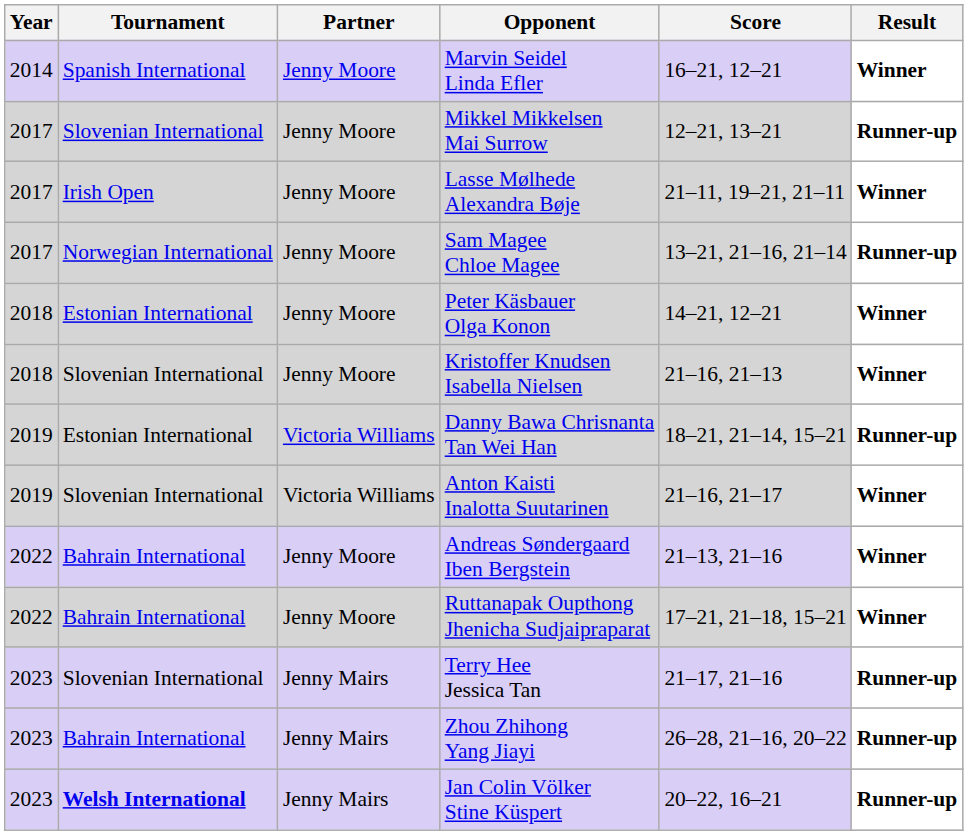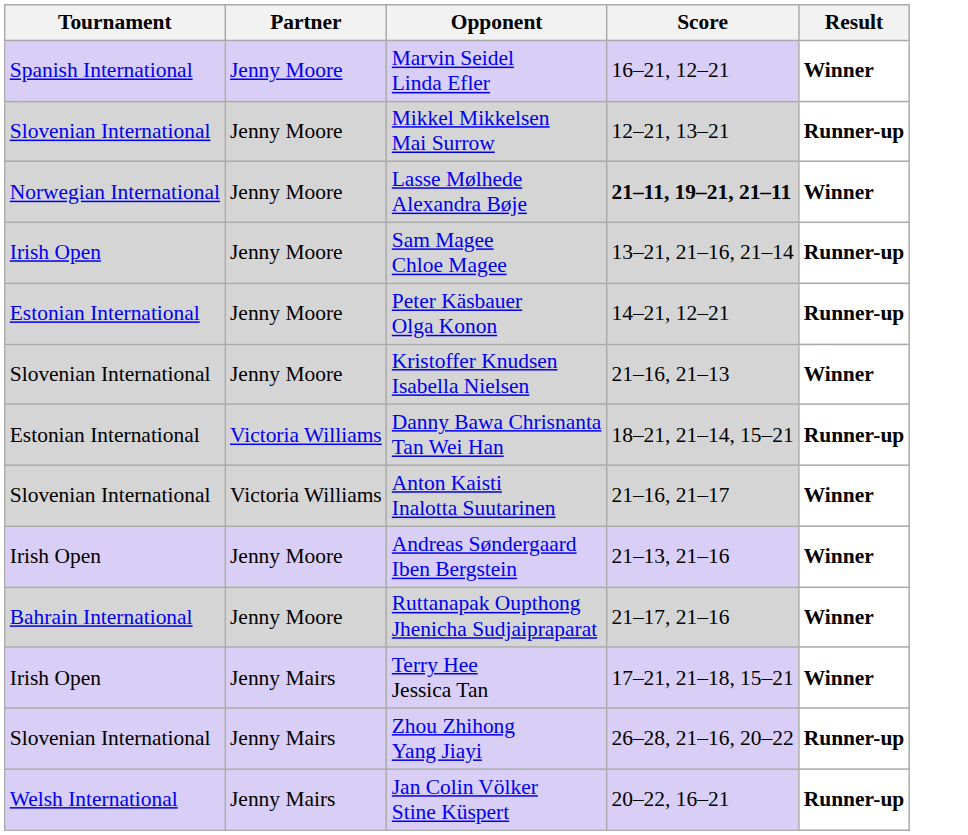- column: (31, 22)
(108, 192) Irish Open -> (115, 192) Norwegian International
(755, 192) normal -> (701, 192) bold
(168, 252) Norwegian International -> (55, 252) Irish Open
(892, 313) Winner -> (854, 313) Runner-up
(154, 556) Bahrain International -> (55, 556) Irish Open
(756, 617) 17–21, 21–18, 15–21 -> (670, 617) 21–17, 21–16
(163, 677) Slovenian International -> (55, 677) Irish Open
(723, 677) 21–17, 21–16 -> (703, 677) 17–21, 21–18, 15–21
(907, 677) Runner-up -> (839, 677) Winner
(154, 738) Bahrain International -> (110, 738) Slovenian International
(154, 799) bold -> (94, 799) normal
